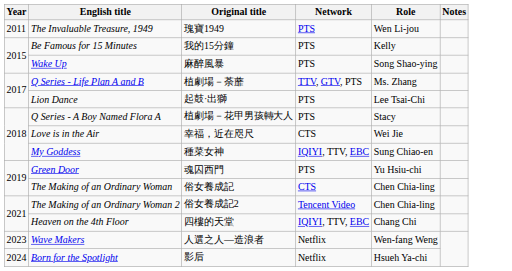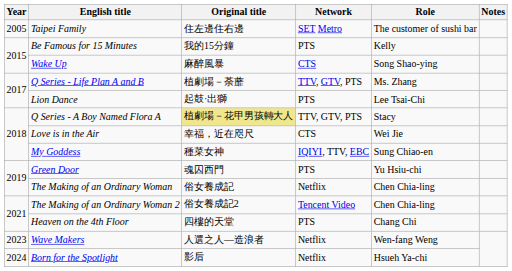+ row: (59, 29)
- row: (92, 29)
(306, 64) PTS -> (307, 64) CTS
(239, 116) no background -> (239, 116) khaki background
(306, 116) PTS -> (330, 116) TTV, GTV, PTS
(307, 187) CTS -> (312, 187) Netflix
(334, 222) IQIYI, TTV, EBC -> (306, 222) PTS
